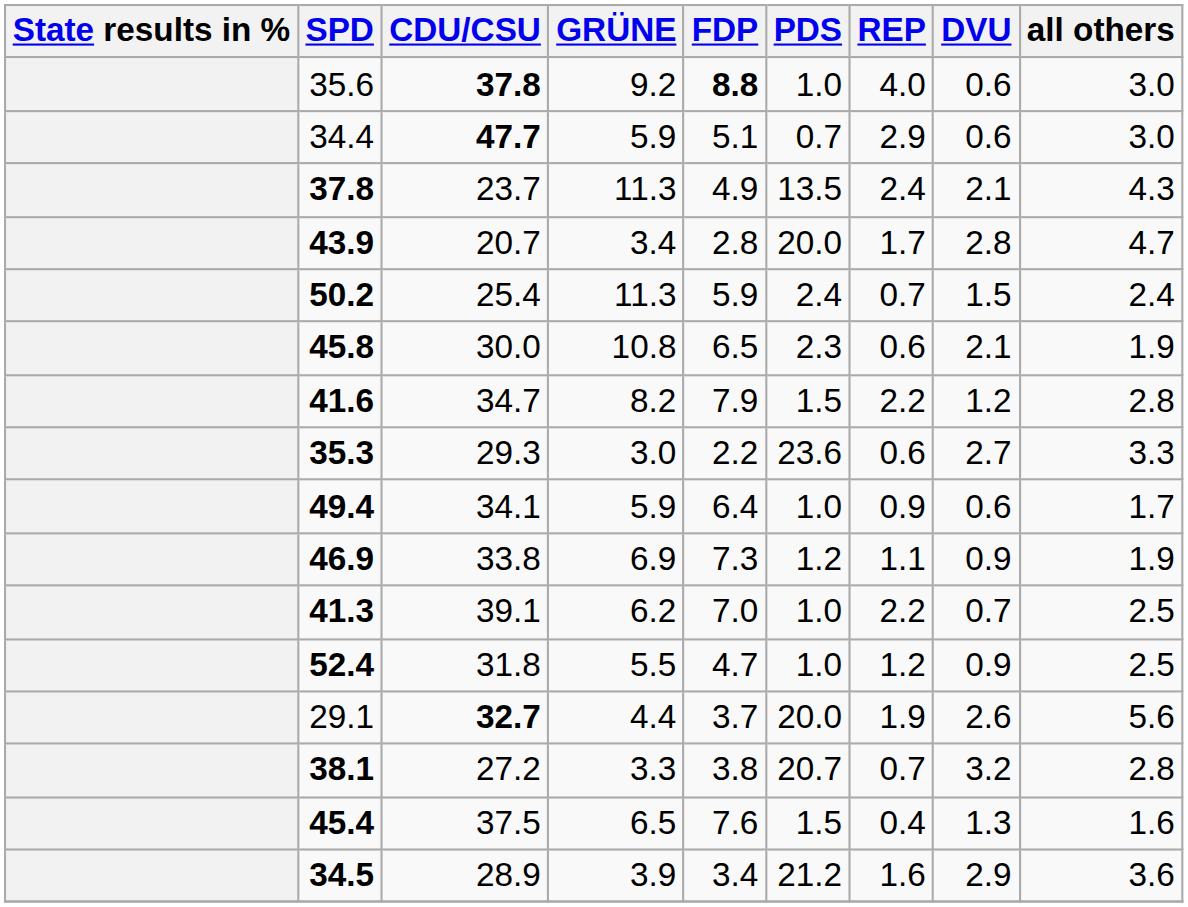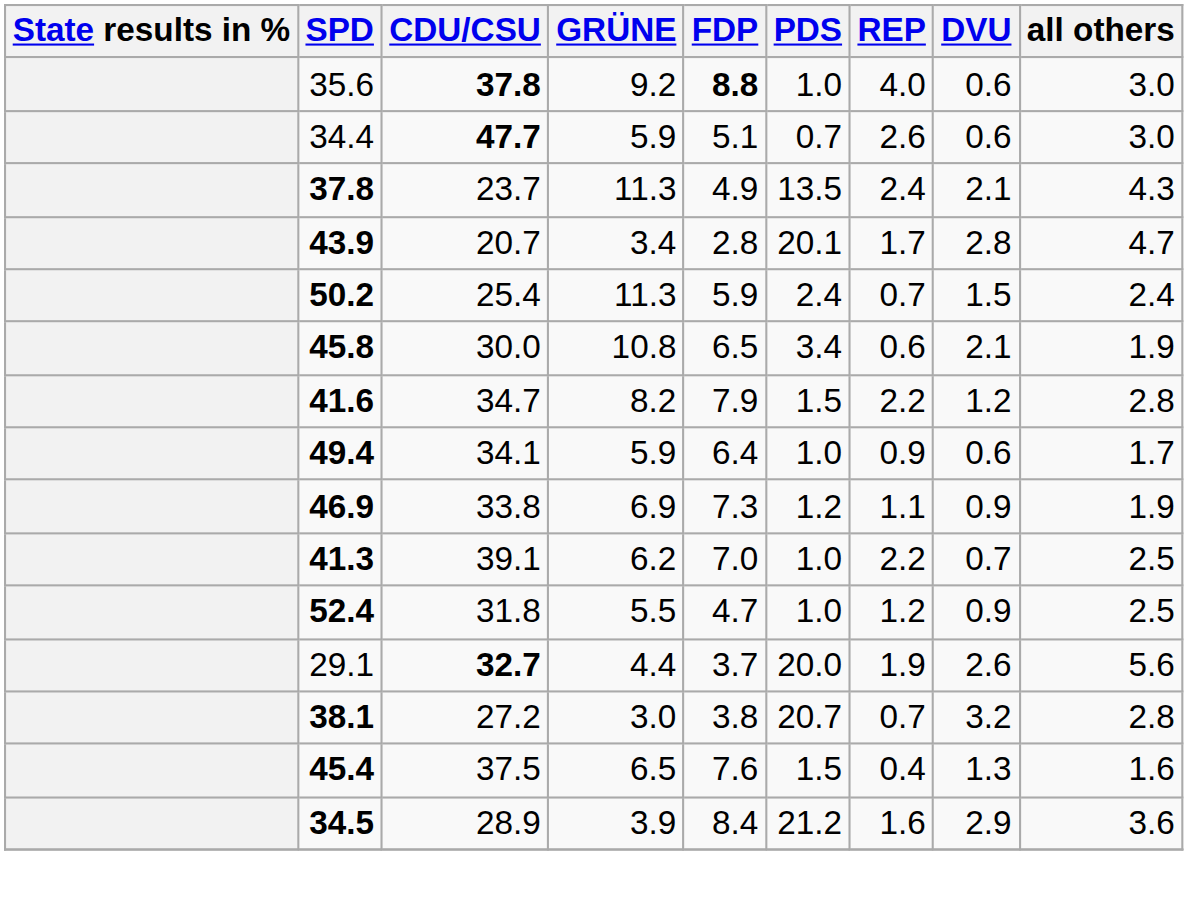(903, 136) 2.9 -> (903, 136) 2.6
(810, 242) 20.0 -> (810, 242) 20.1
(819, 347) 2.3 -> (819, 347) 3.4
- row: (342, 453)
(653, 769) 3.3 -> (653, 717) 3.0
(735, 875) 3.4 -> (735, 822) 8.4
